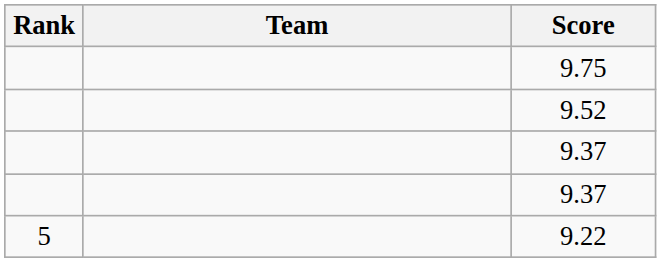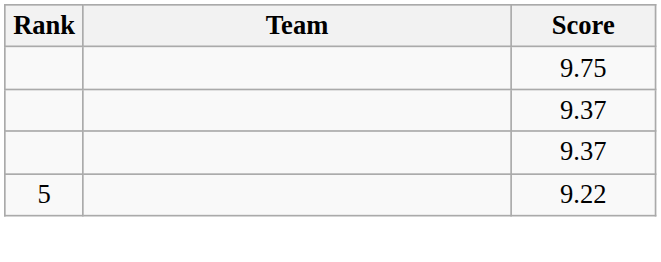- row: (44, 110)
